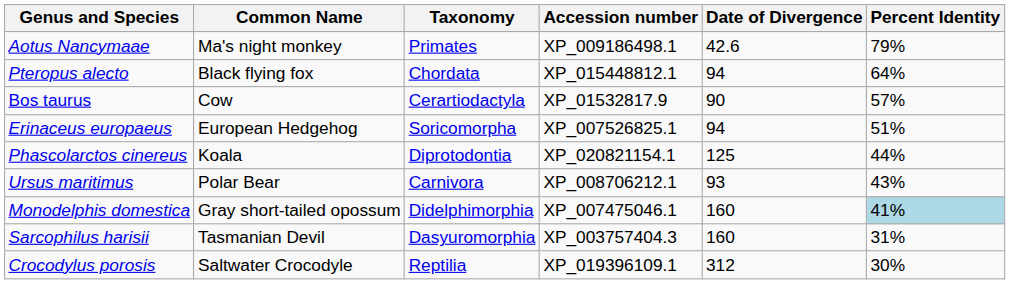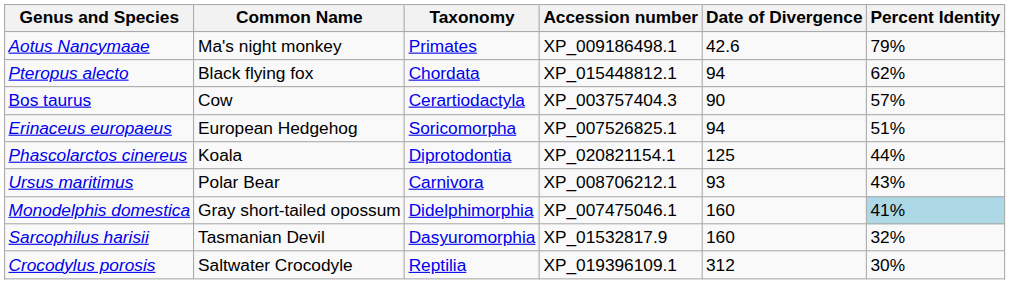(888, 73) 64% -> (888, 73) 62%
(605, 100) XP_01532817.9 -> (610, 100) XP_003757404.3
(610, 237) XP_003757404.3 -> (605, 237) XP_01532817.9
(888, 237) 31% -> (888, 237) 32%
